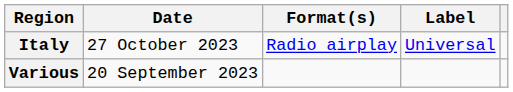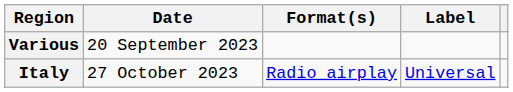rows swapped: (44, 73) <-> (44, 46)
